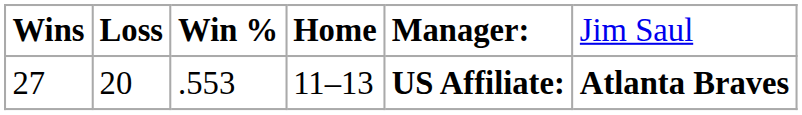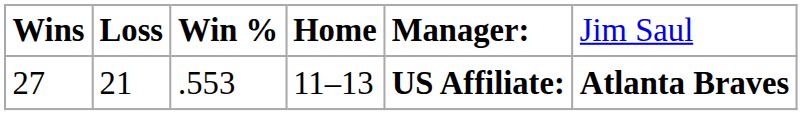(116, 82) 20 -> (116, 82) 21
